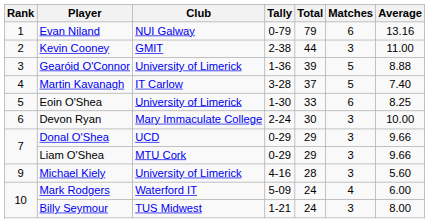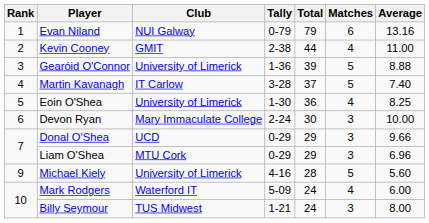(351, 48) 3 -> (351, 48) 4
(310, 102) 33 -> (310, 102) 36
(351, 102) 6 -> (351, 102) 4
(400, 155) 9.66 -> (400, 155) 6.96
(351, 173) 3 -> (351, 173) 5
